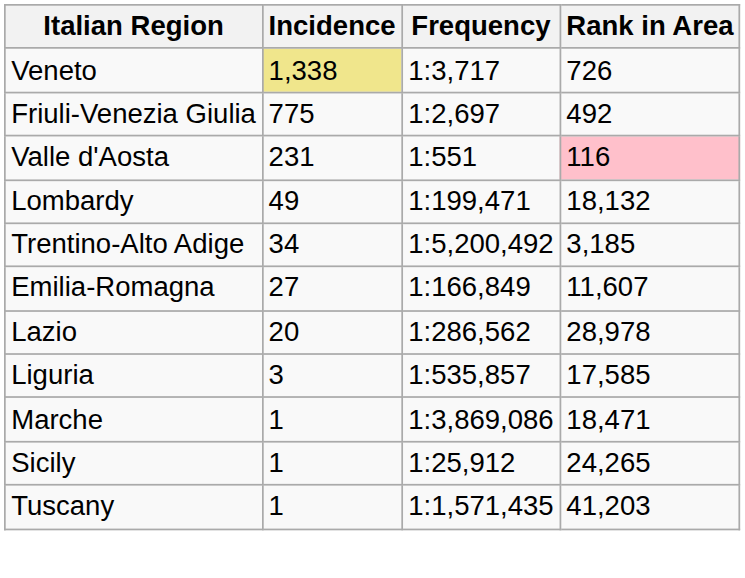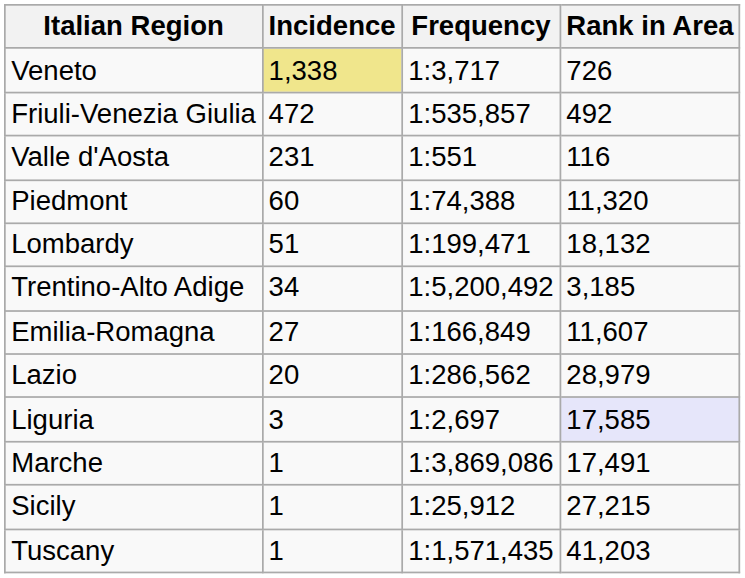(292, 113) 775 -> (292, 113) 472
(454, 113) 1:2,697 -> (469, 113) 1:535,857
(588, 157) pink background -> (588, 157) no background
+ row: (69, 200)
(284, 200) 49 -> (284, 244) 51
(608, 331) 28,978 -> (608, 375) 28,979
(469, 375) 1:535,857 -> (454, 419) 1:2,697
(608, 375) no background -> (608, 419) lavender background
(608, 419) 18,471 -> (608, 462) 17,491
(608, 462) 24,265 -> (608, 506) 27,215
